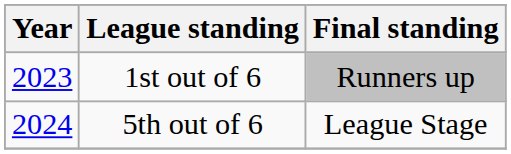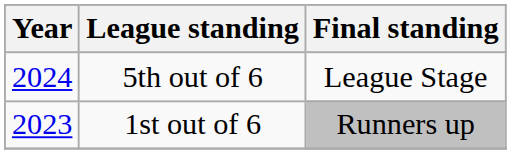rows swapped: (193, 76) <-> (193, 124)
